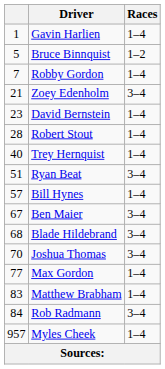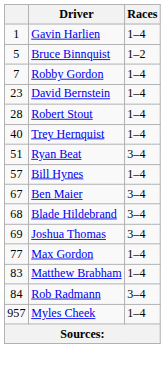- row: (70, 93)
(16, 253) 70 -> (16, 233) 69
